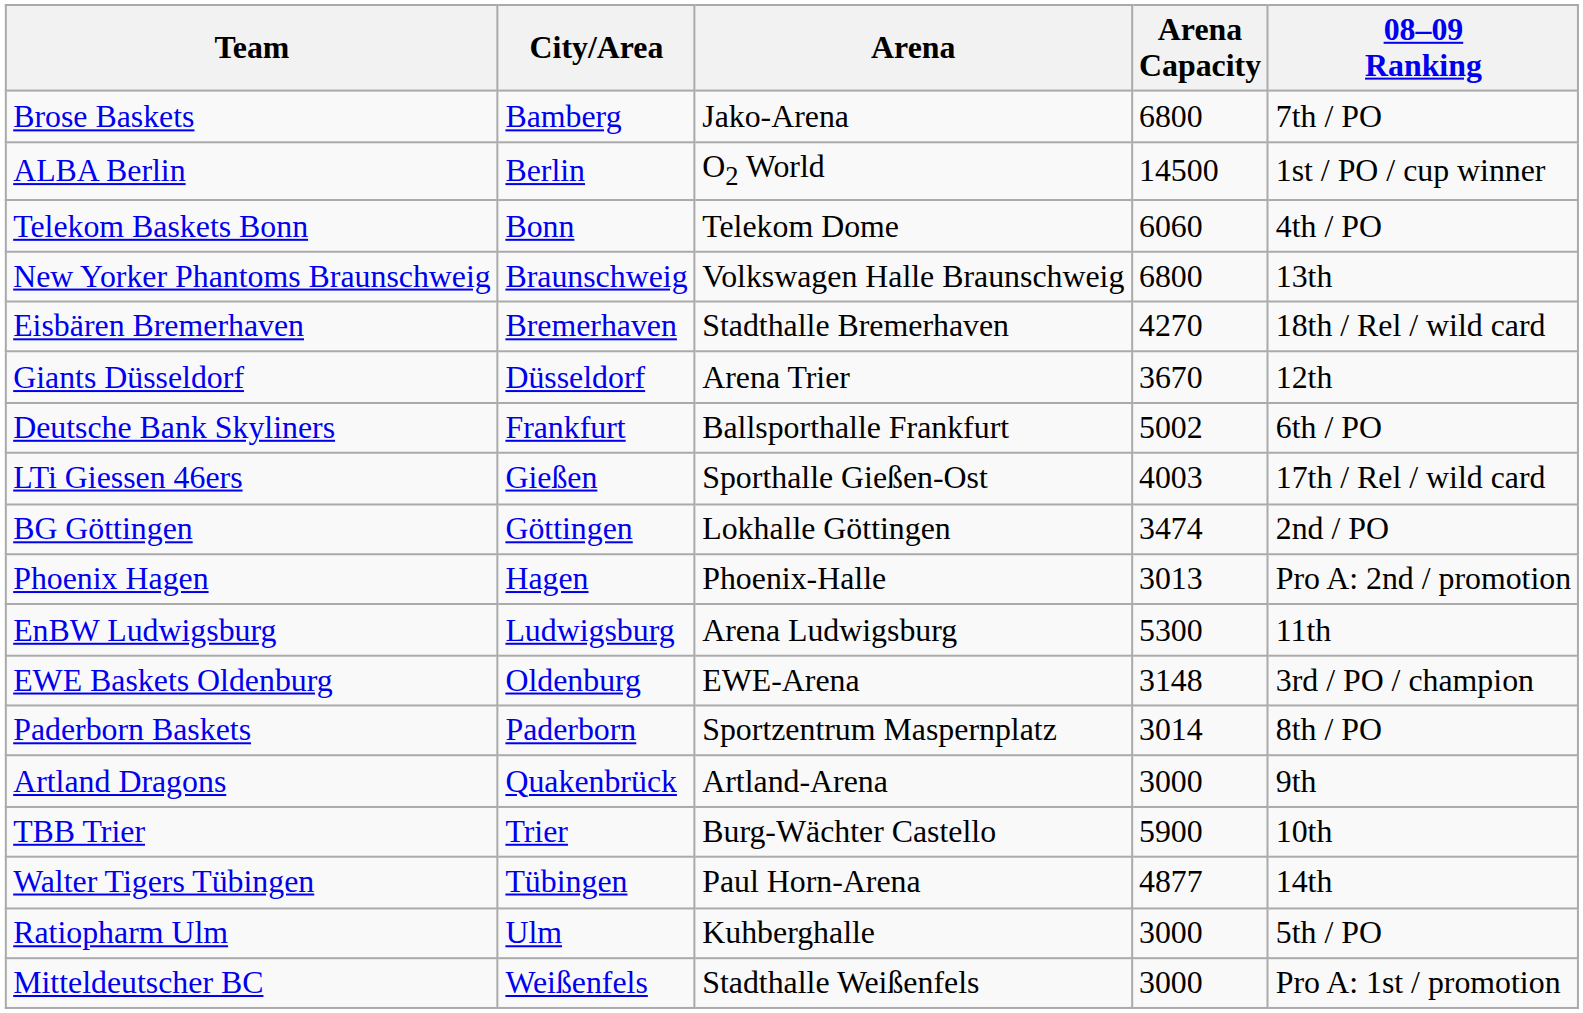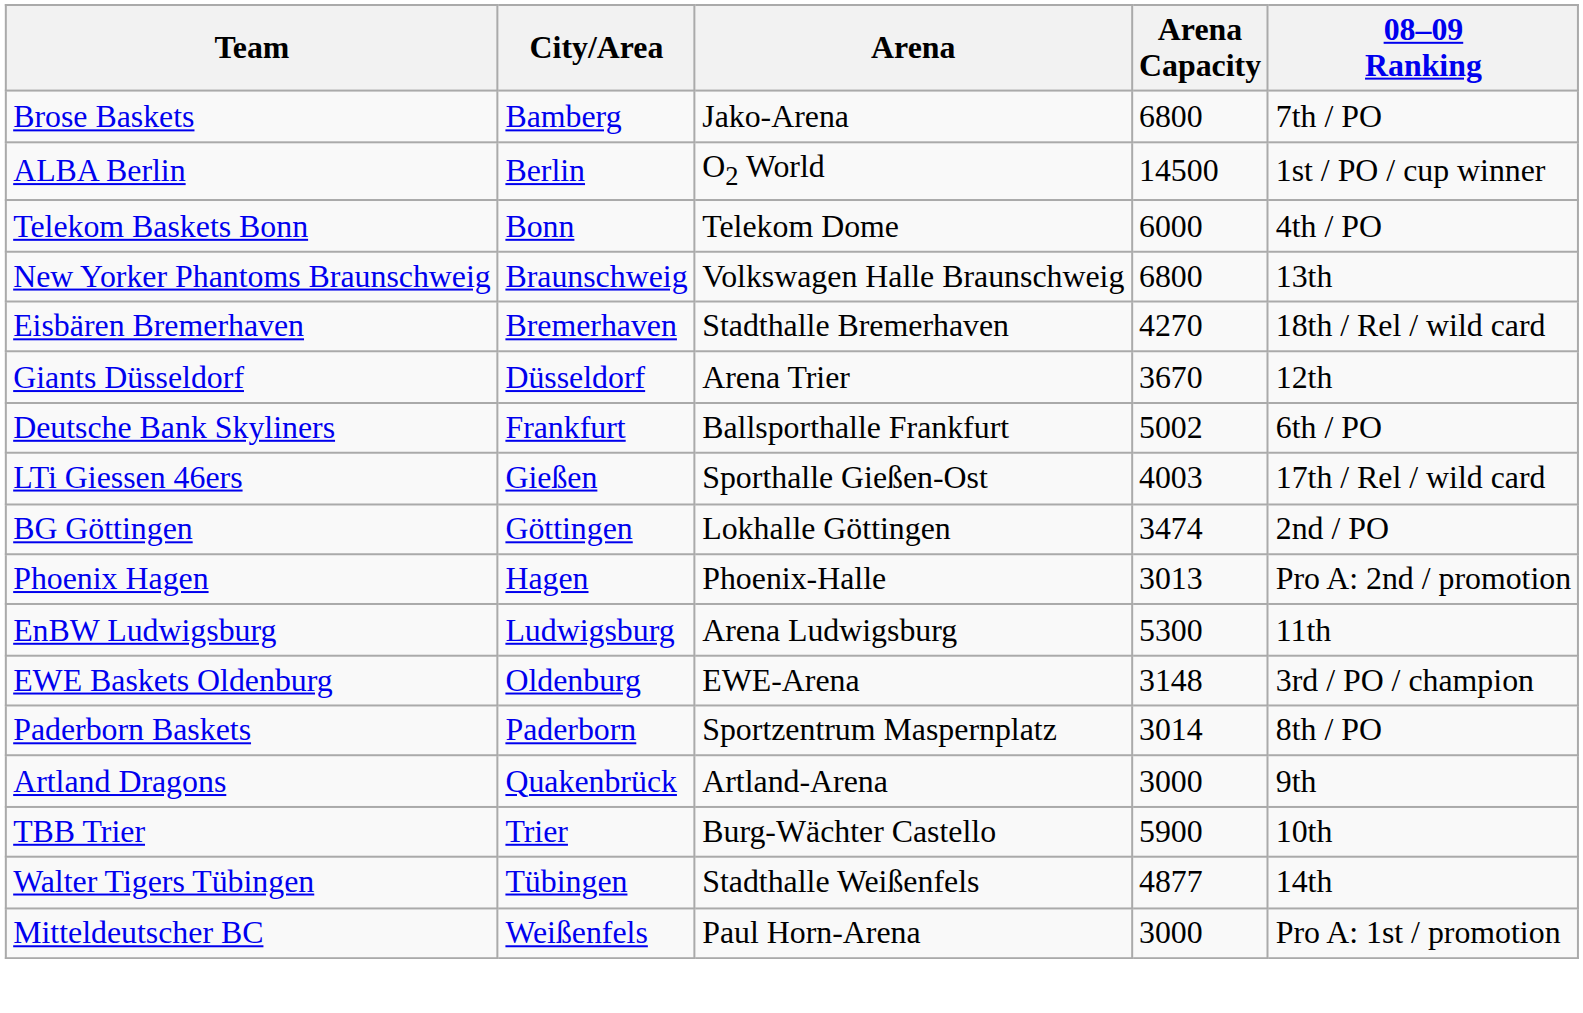(1171, 225) 6060 -> (1171, 225) 6000
(811, 881) Paul Horn-Arena -> (841, 881) Stadthalle Weißenfels
- row: (121, 932)
(841, 982) Stadthalle Weißenfels -> (811, 932) Paul Horn-Arena
